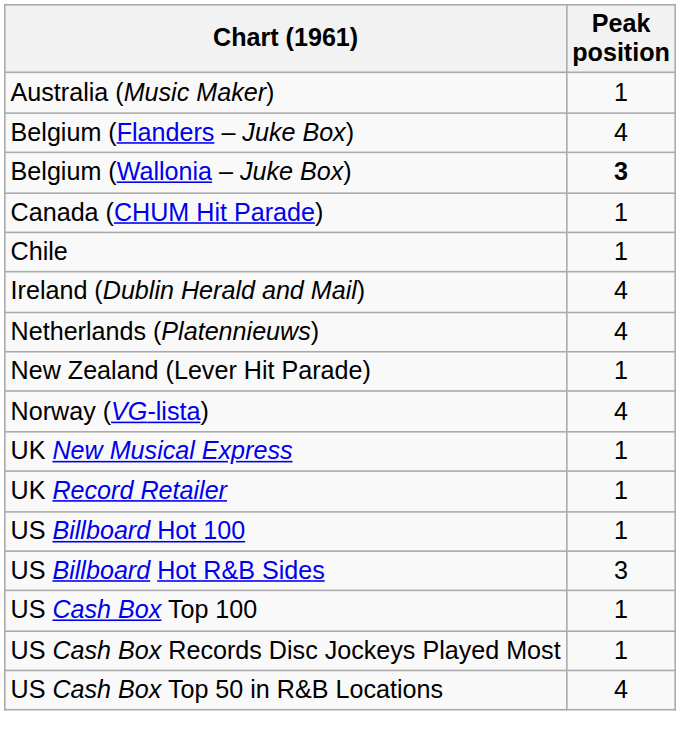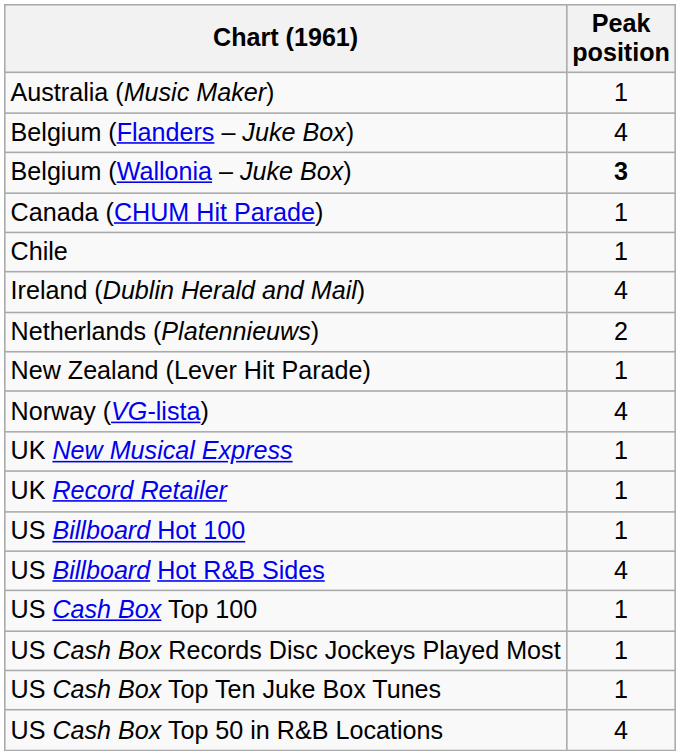(621, 331) 4 -> (621, 331) 2
(621, 570) 3 -> (621, 570) 4
+ row: (226, 690)
